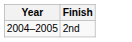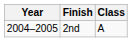+ column: (111, 12)
